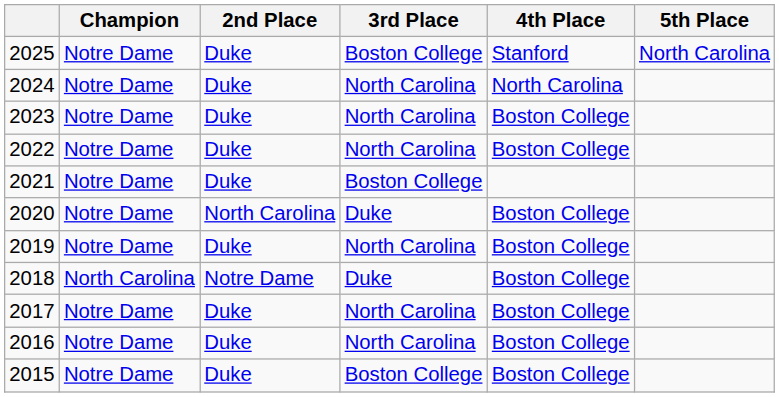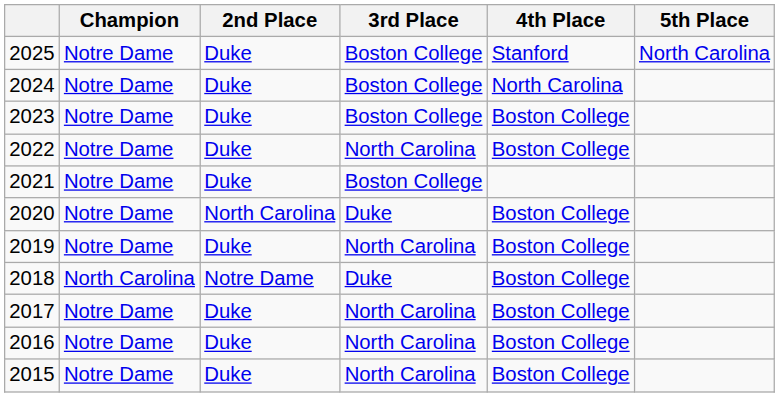(410, 85) North Carolina -> (414, 85) Boston College
(410, 117) North Carolina -> (414, 117) Boston College
(414, 375) Boston College -> (410, 375) North Carolina
